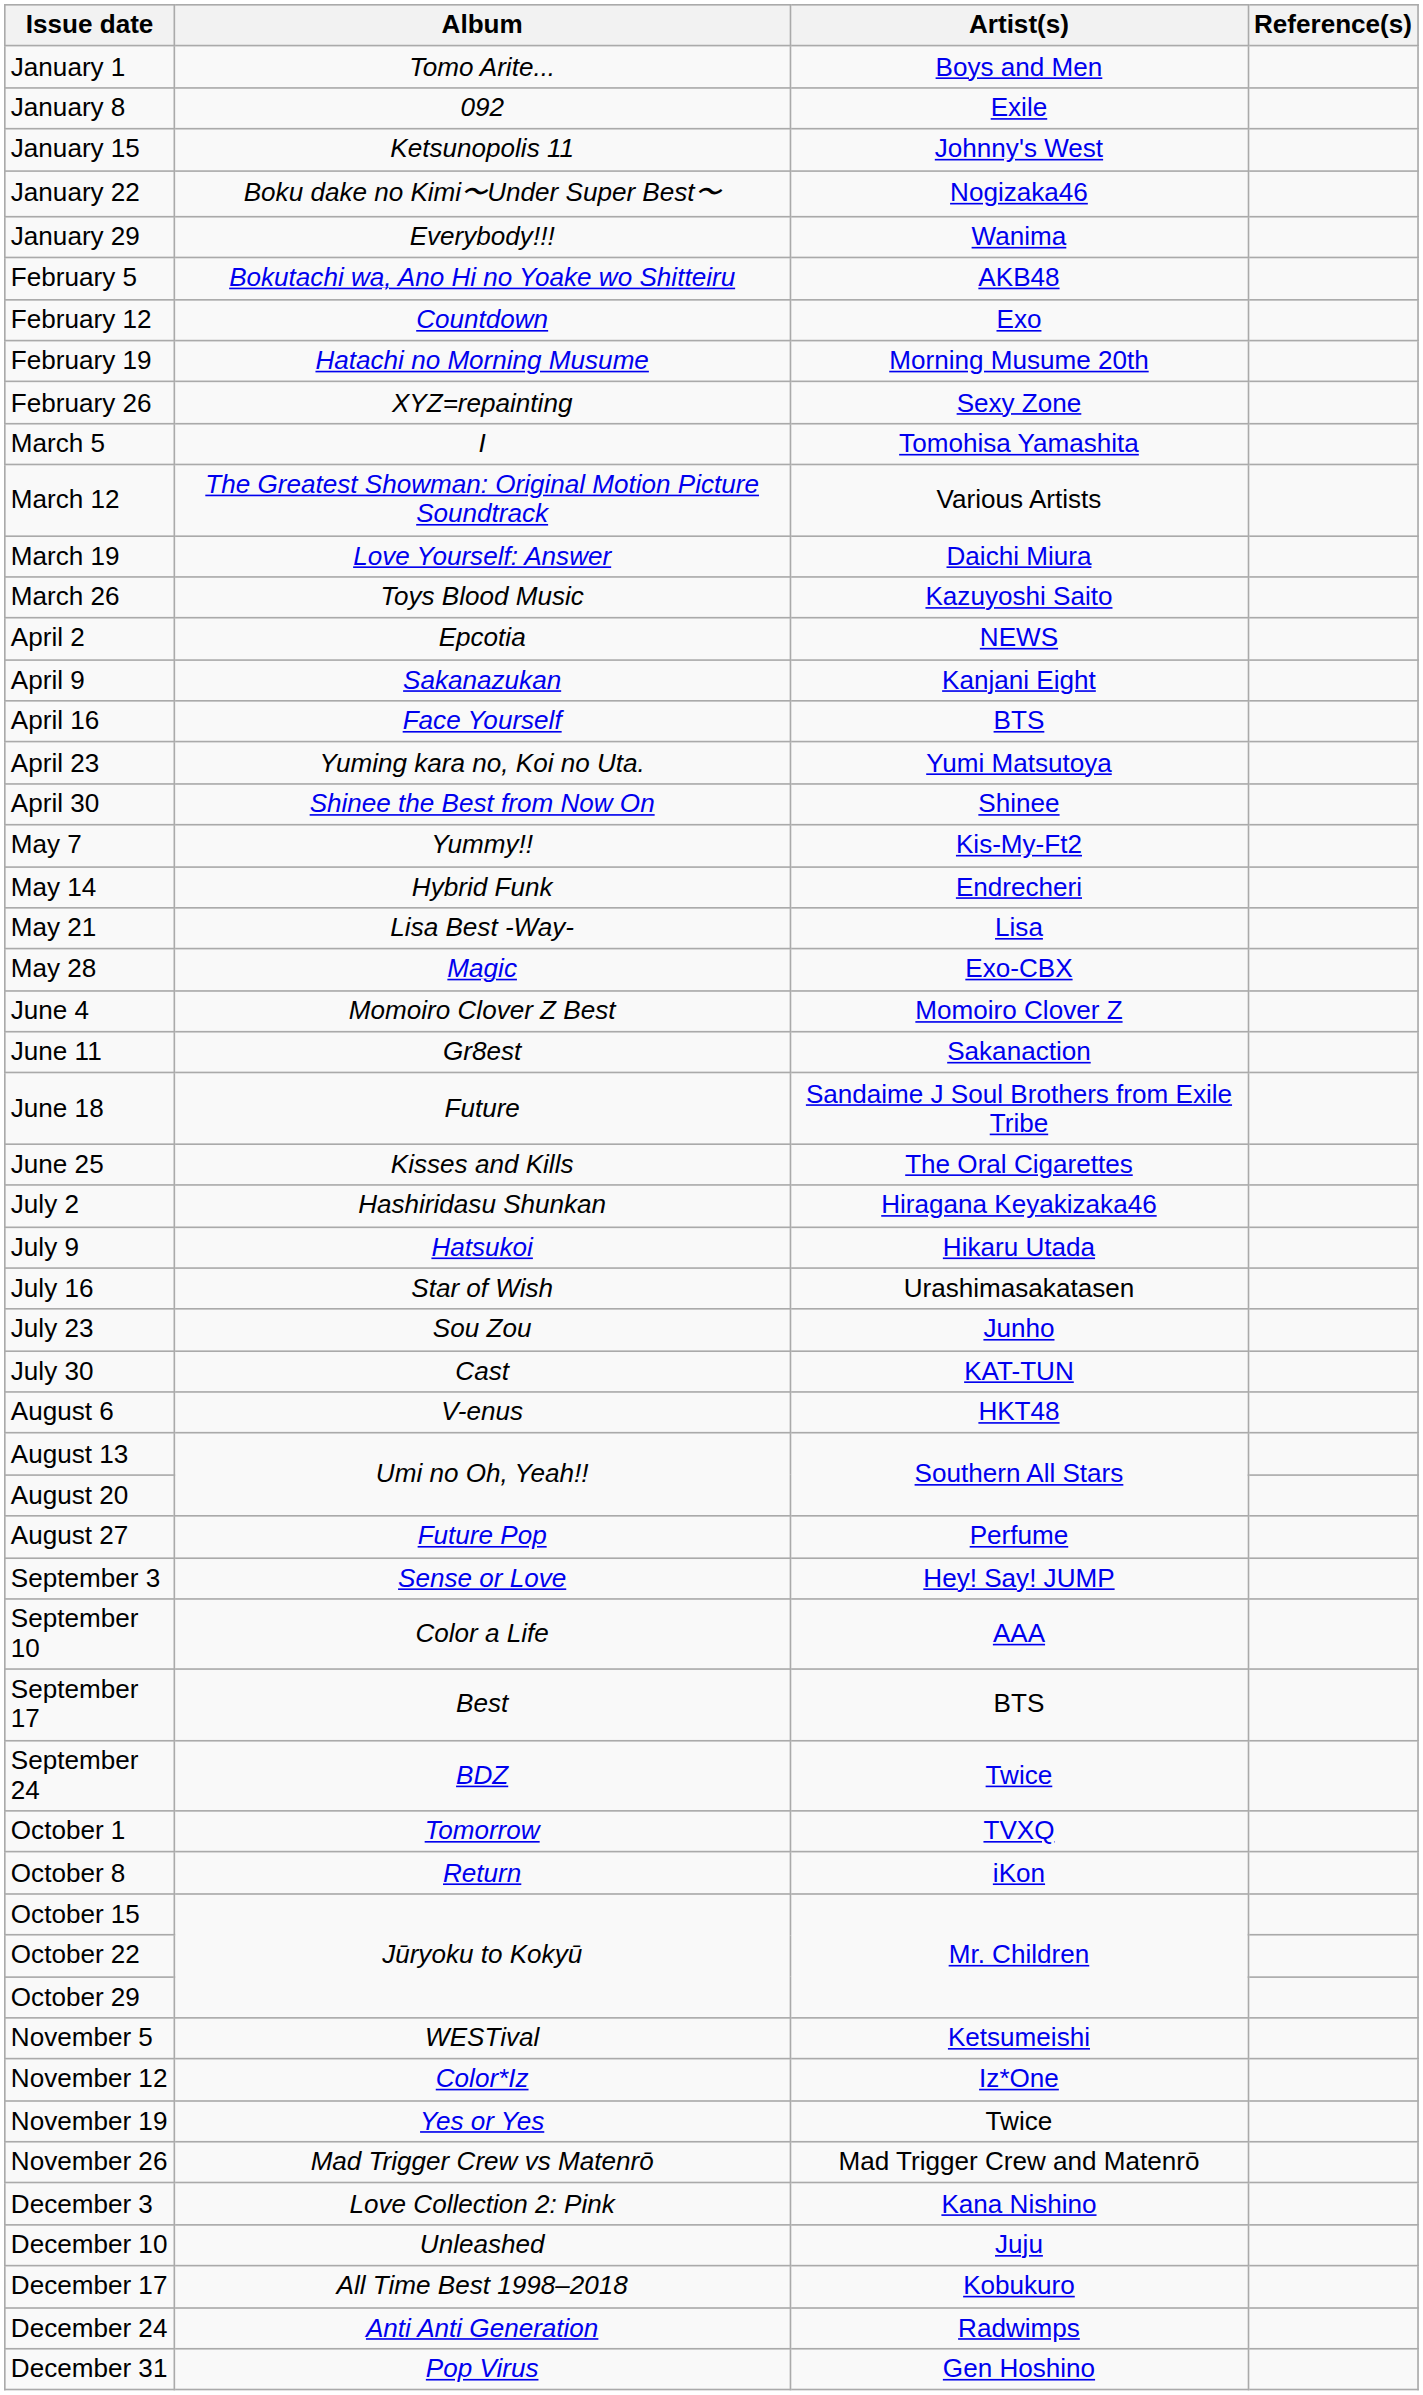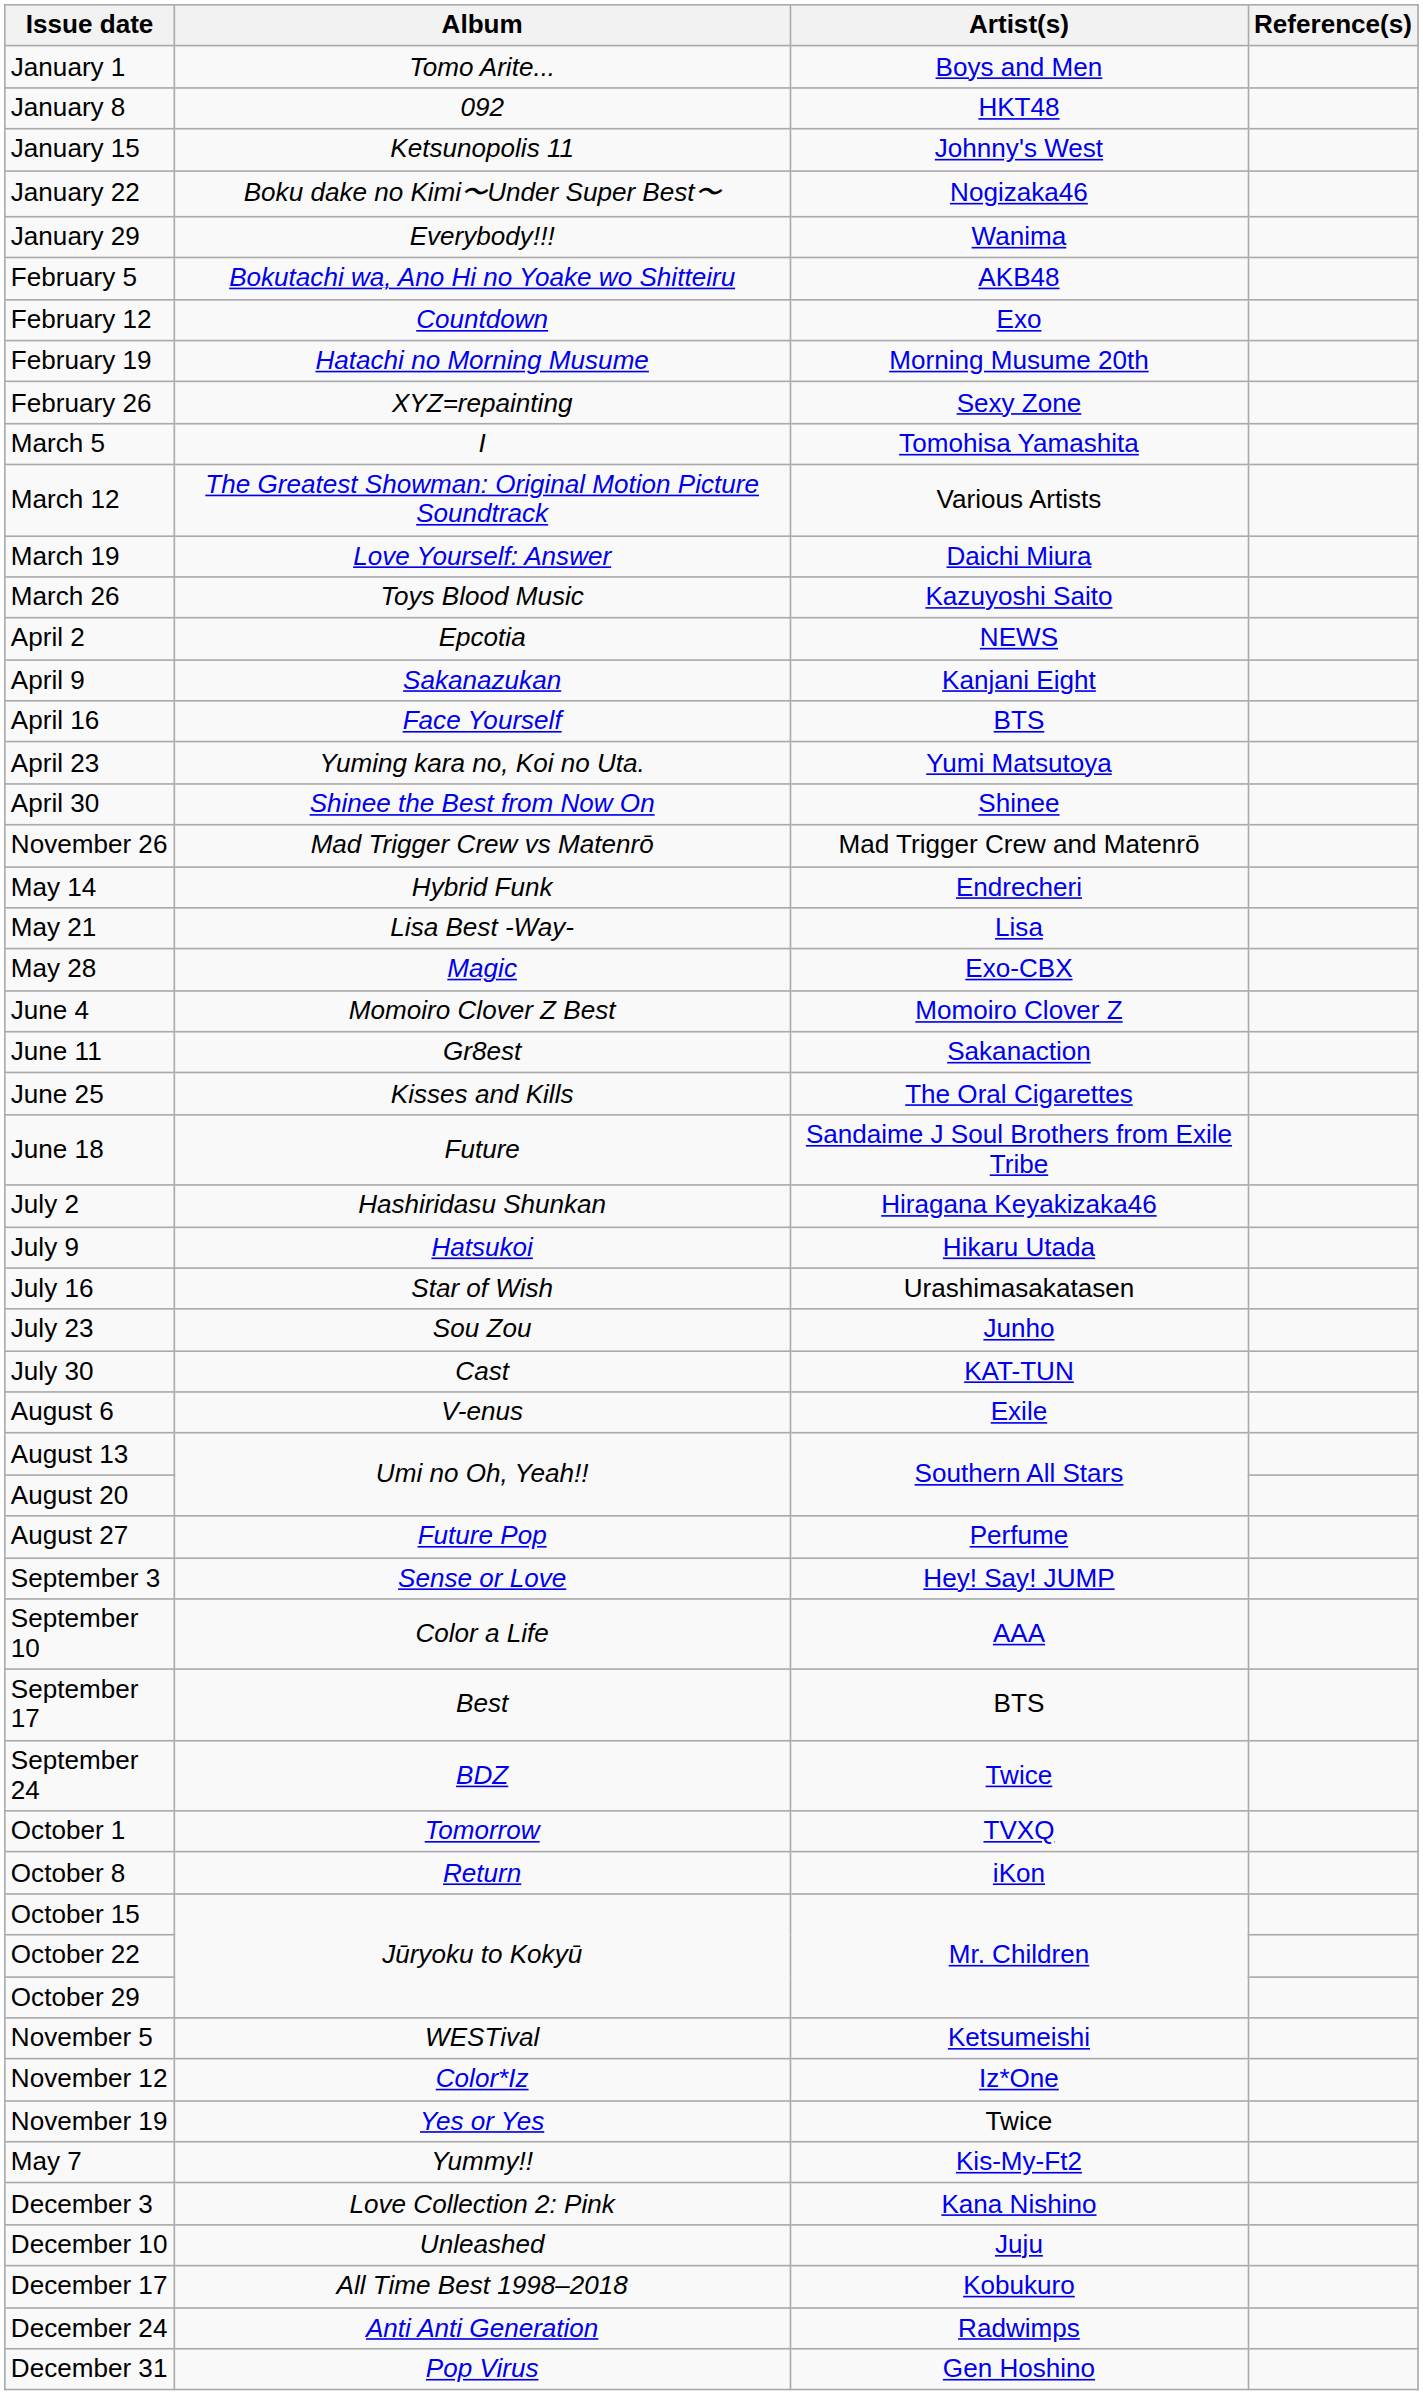(1019, 107) Exile -> (1019, 107) HKT48
rows swapped: (46, 845) <-> (89, 2162)
rows swapped: (57, 1108) <-> (57, 1164)
(1019, 1412) HKT48 -> (1019, 1412) Exile
